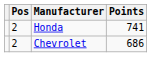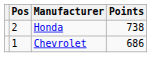(135, 28) 741 -> (135, 28) 738
(14, 44) 2 -> (14, 44) 1
